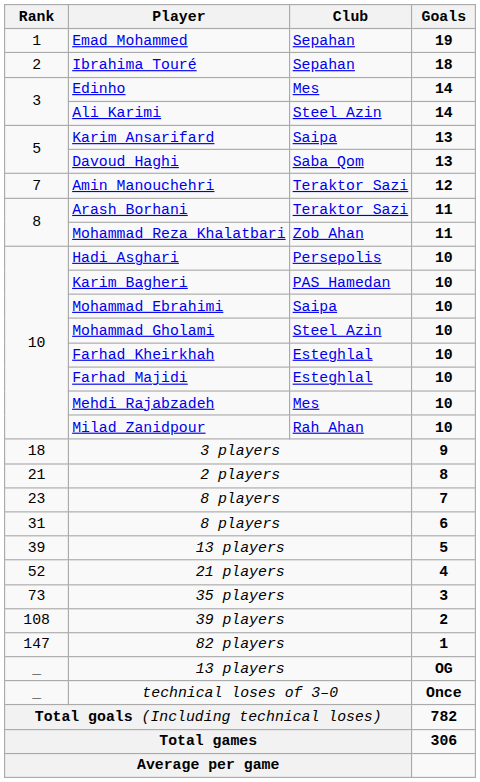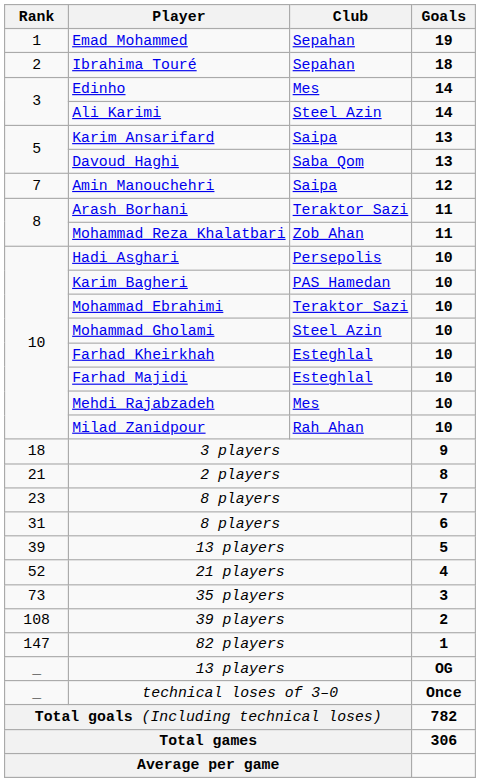(350, 186) Teraktor Sazi -> (315, 186) Saipa
(315, 306) Saipa -> (350, 306) Teraktor Sazi
